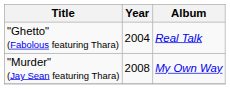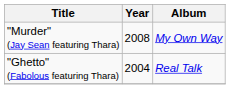rows swapped: (63, 37) <-> (63, 68)
